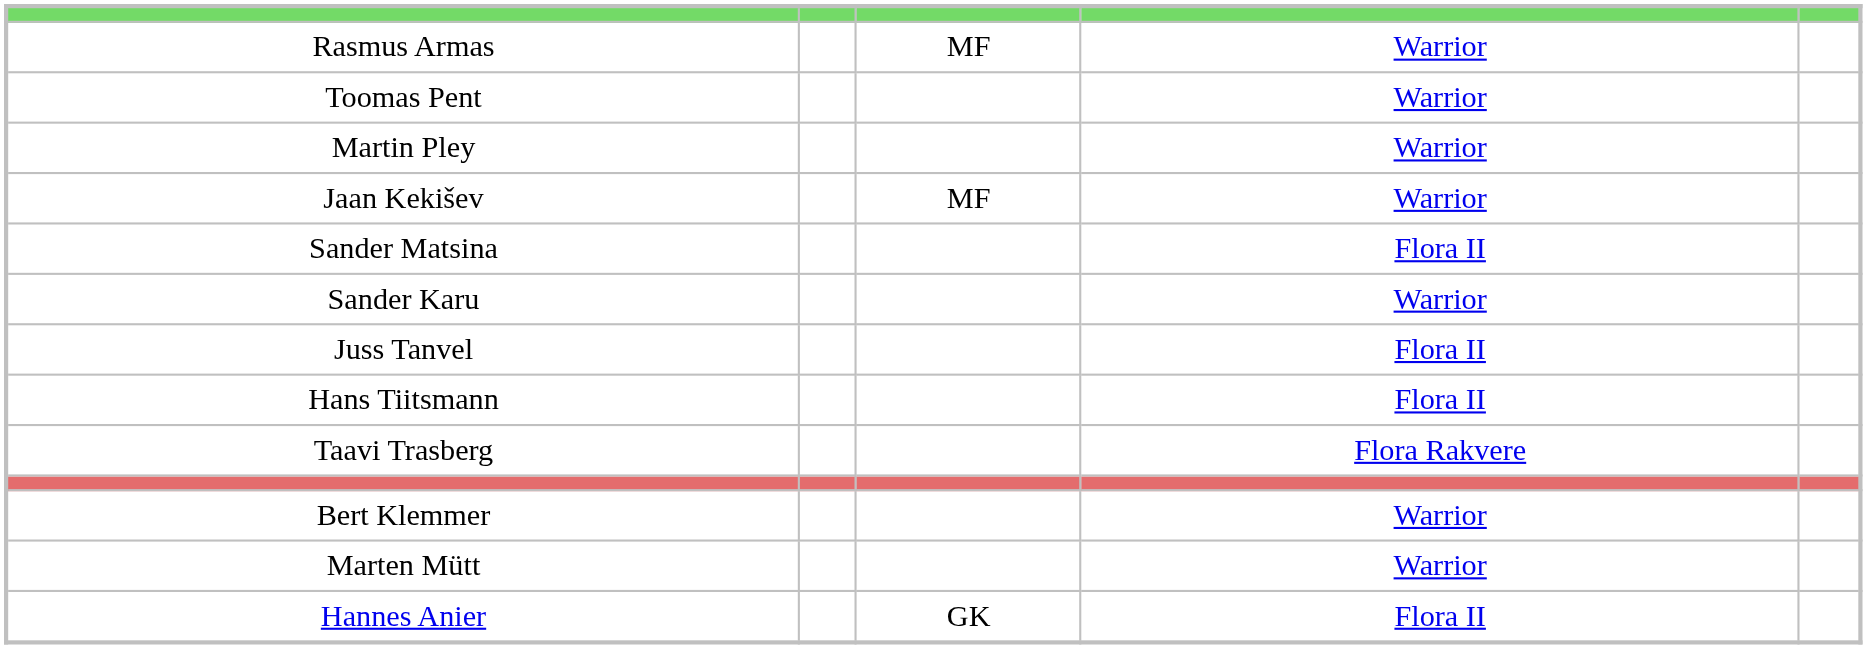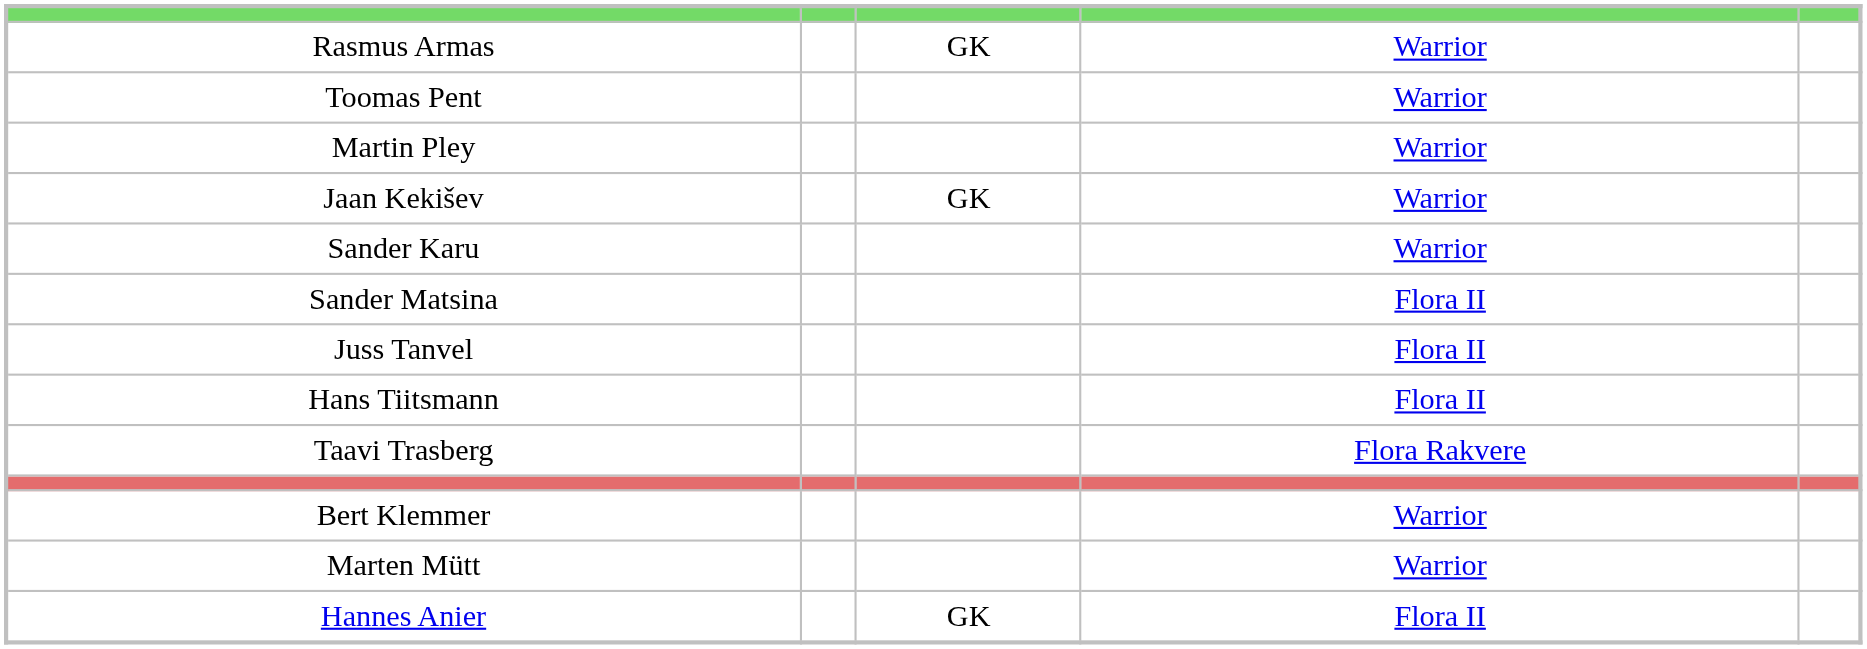(969, 46) MF -> (969, 46) GK
(969, 197) MF -> (969, 197) GK
rows swapped: (404, 298) <-> (404, 248)
